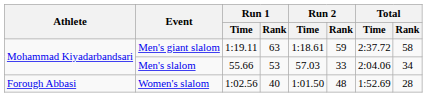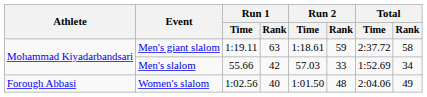(275, 66) 53 -> (275, 66) 42
(374, 66) 2:04.06 -> (374, 66) 1:52.69
(374, 84) 1:52.69 -> (374, 84) 2:04.06
(408, 84) 28 -> (408, 84) 49
